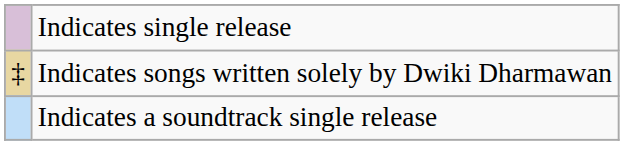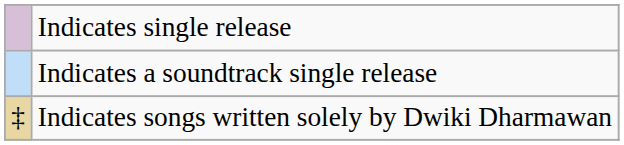rows swapped: (325, 72) <-> (238, 117)
